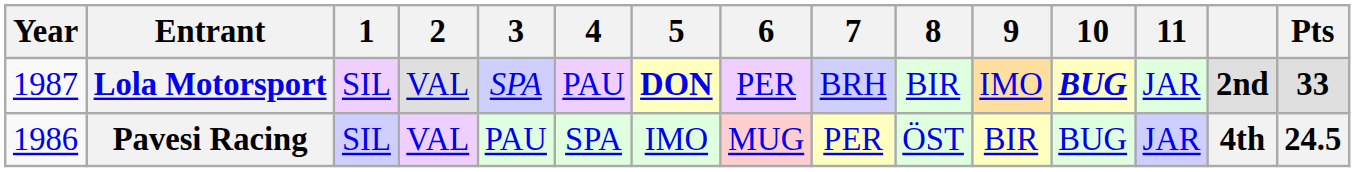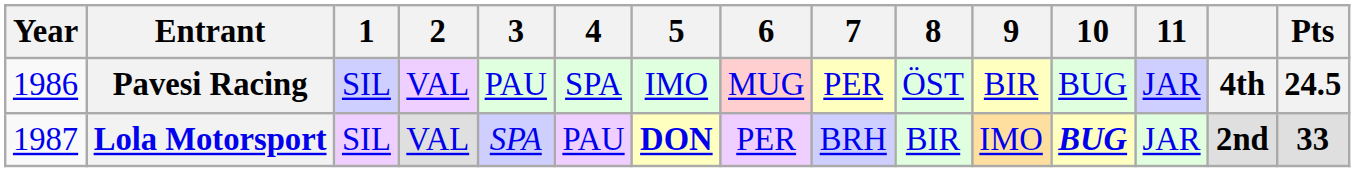rows swapped: (210, 138) <-> (210, 84)
